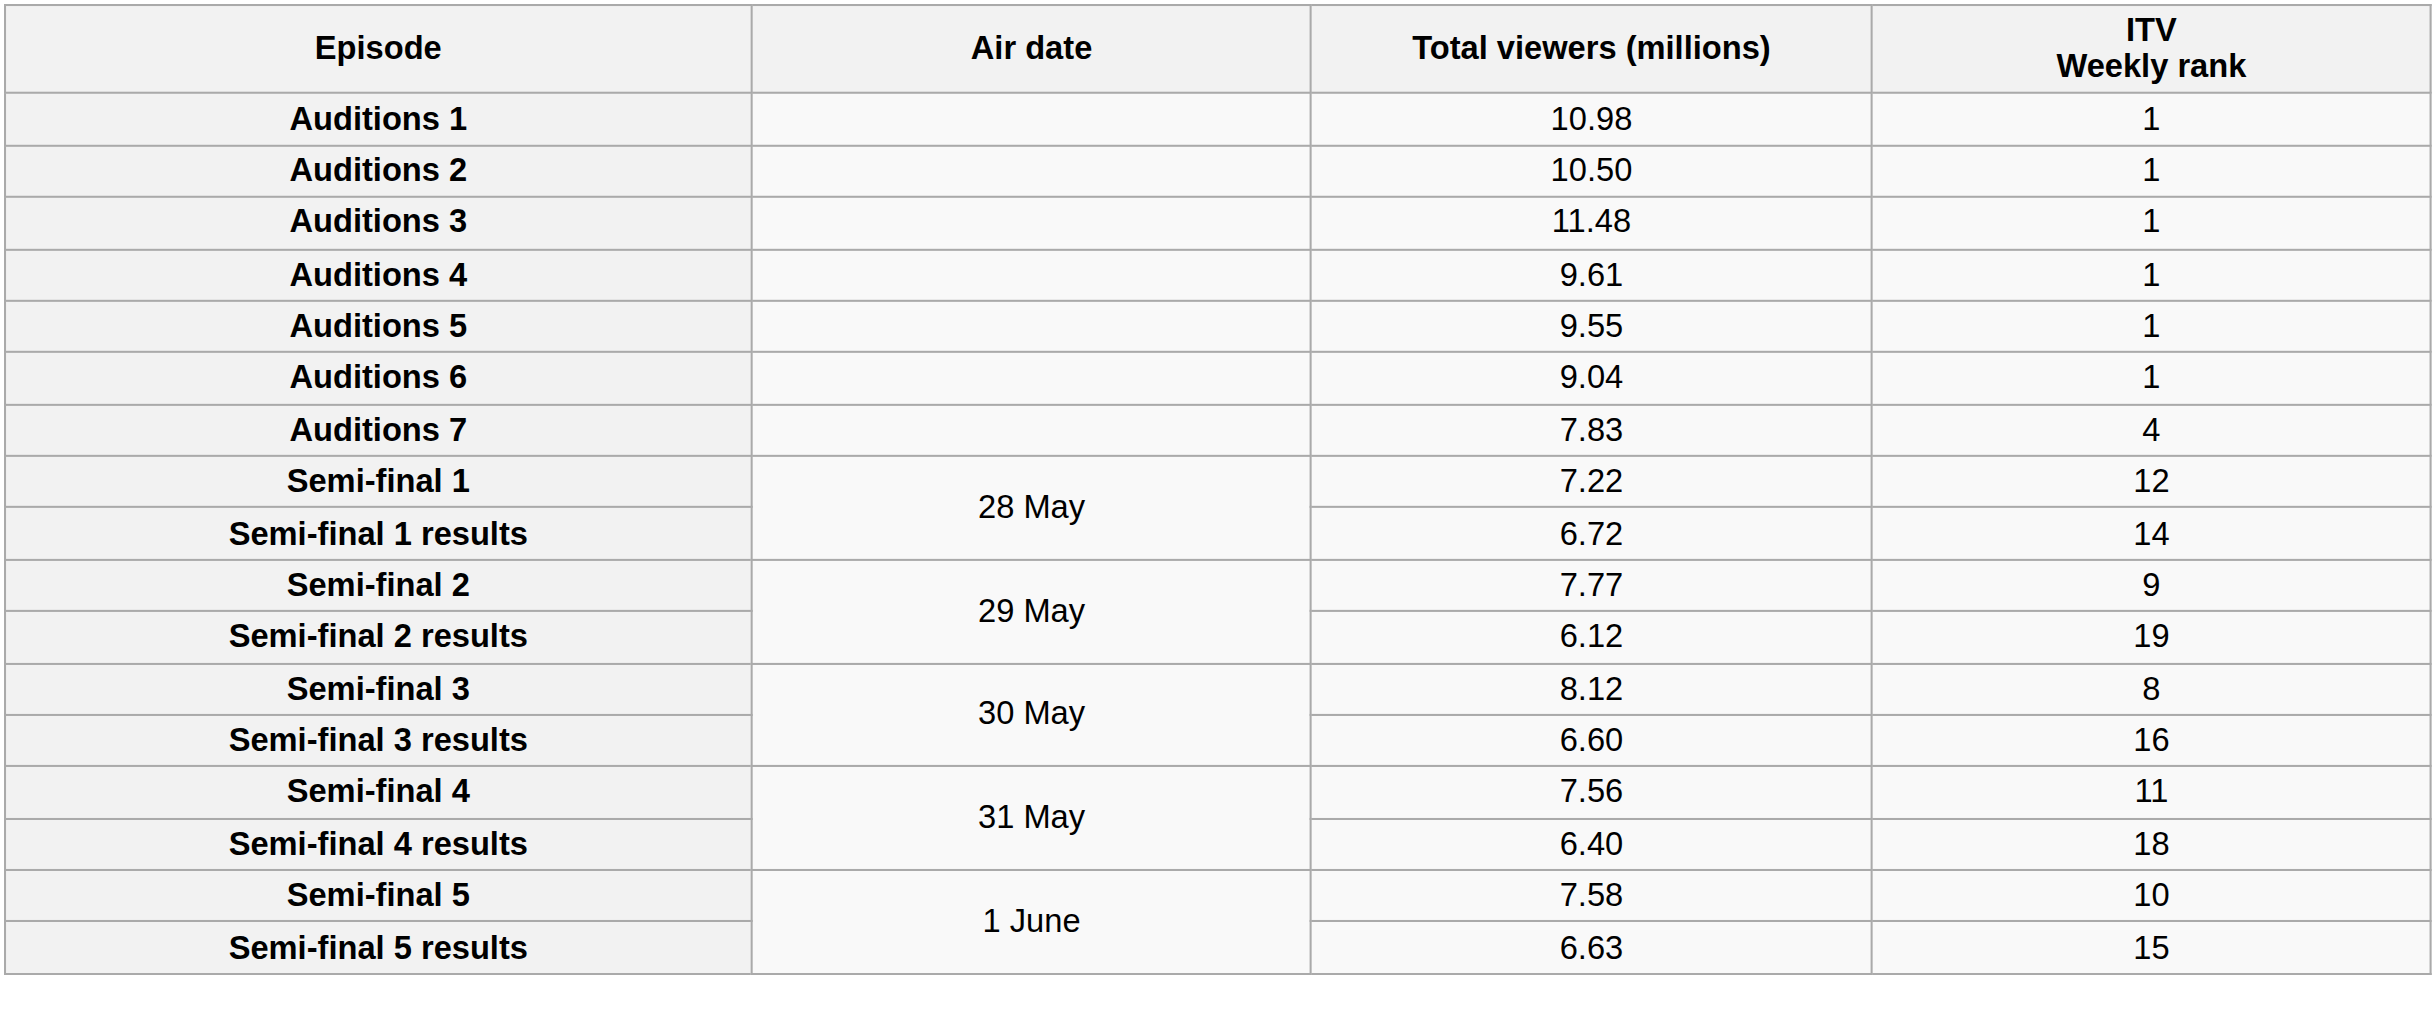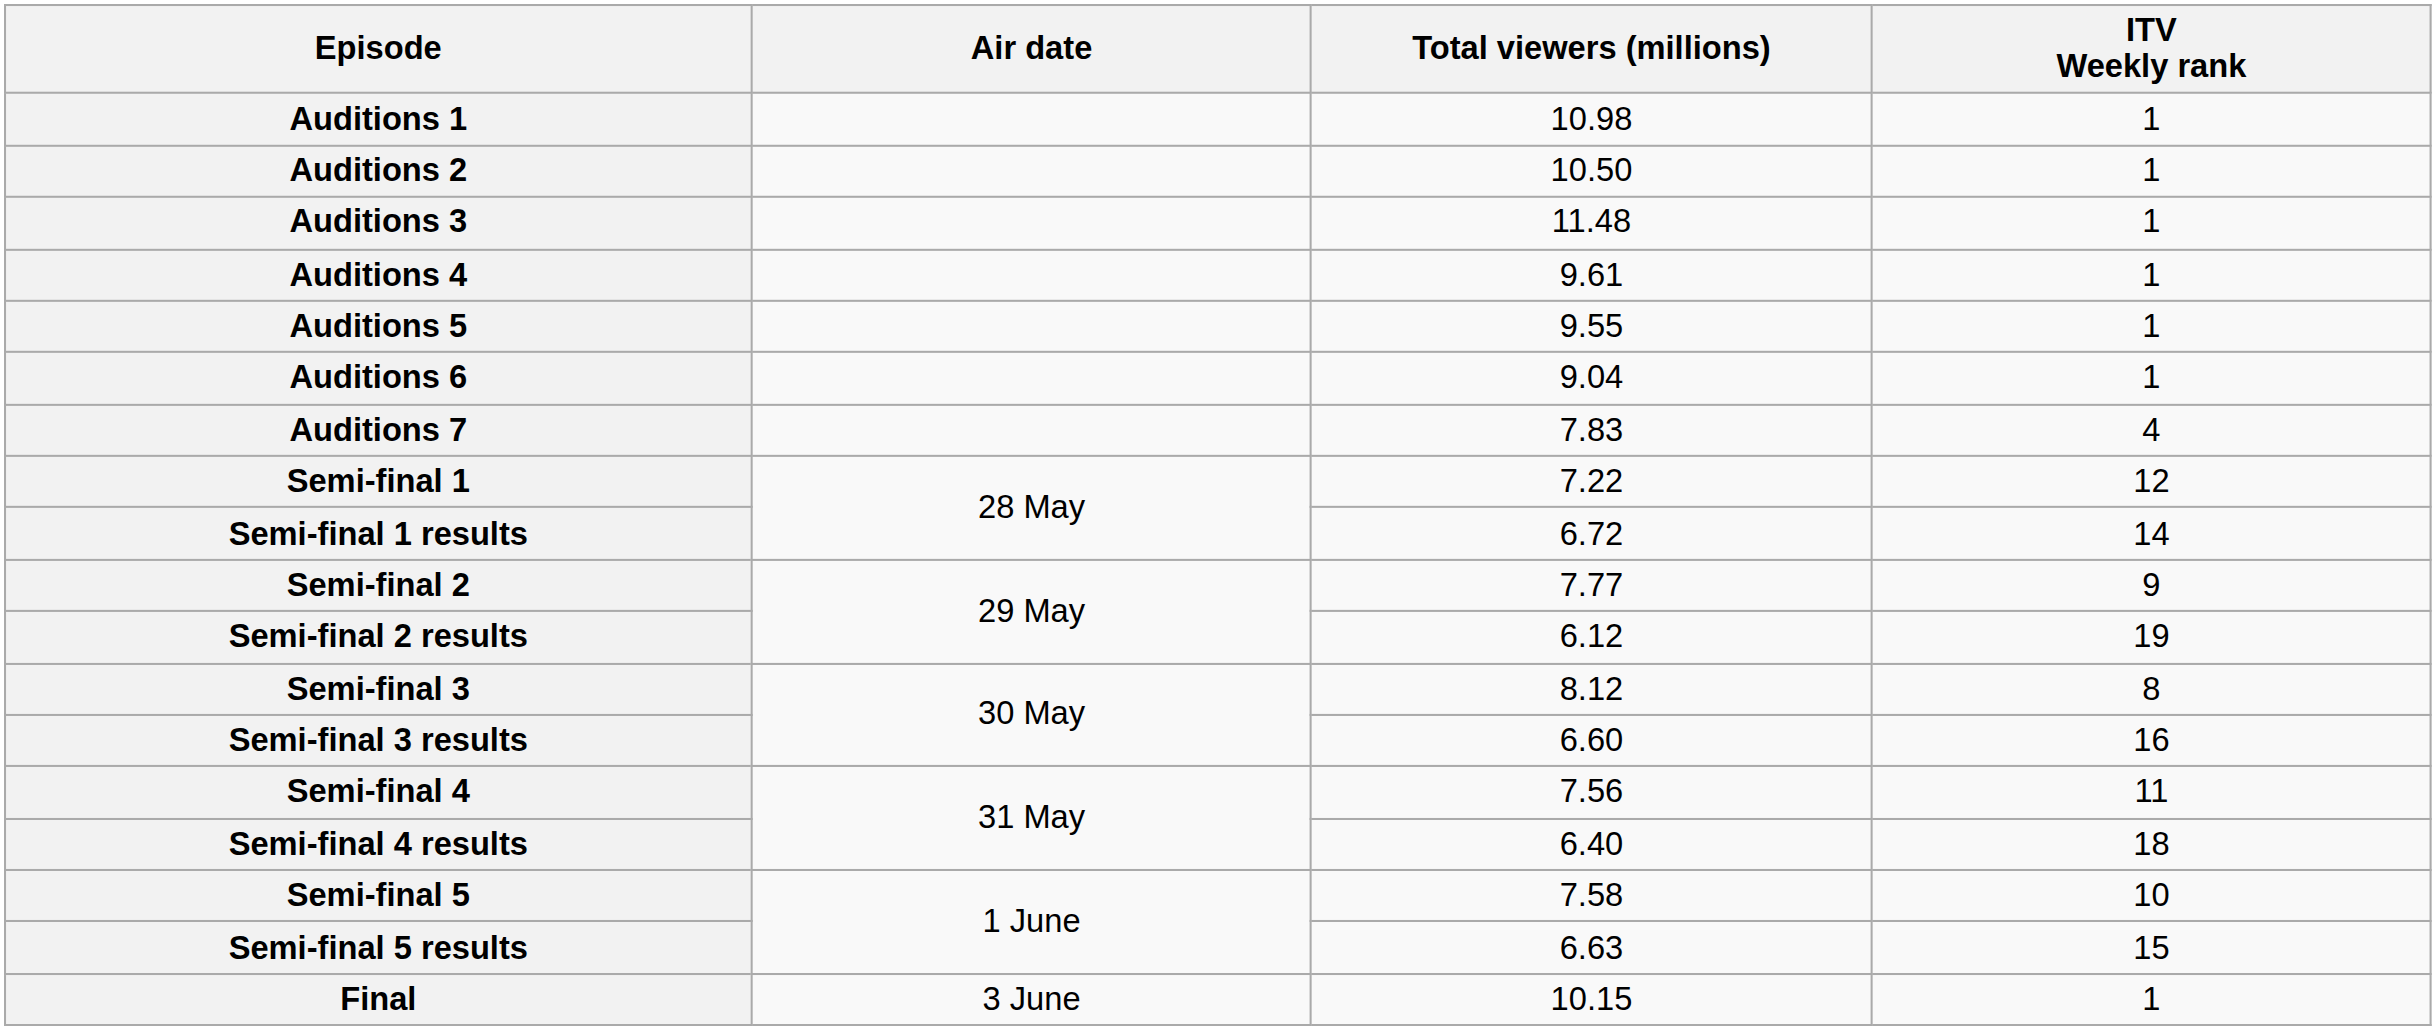+ row: (378, 998)
